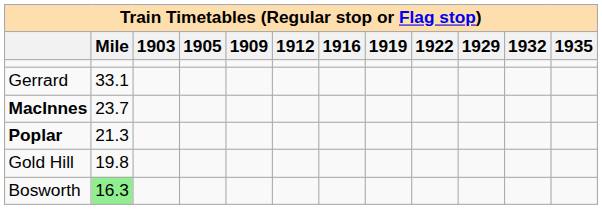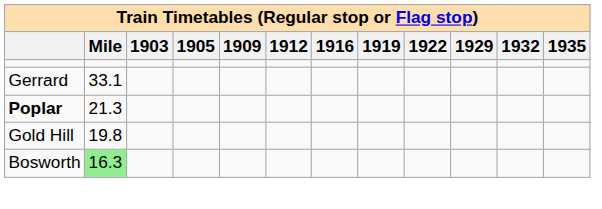- row: (48, 108)
